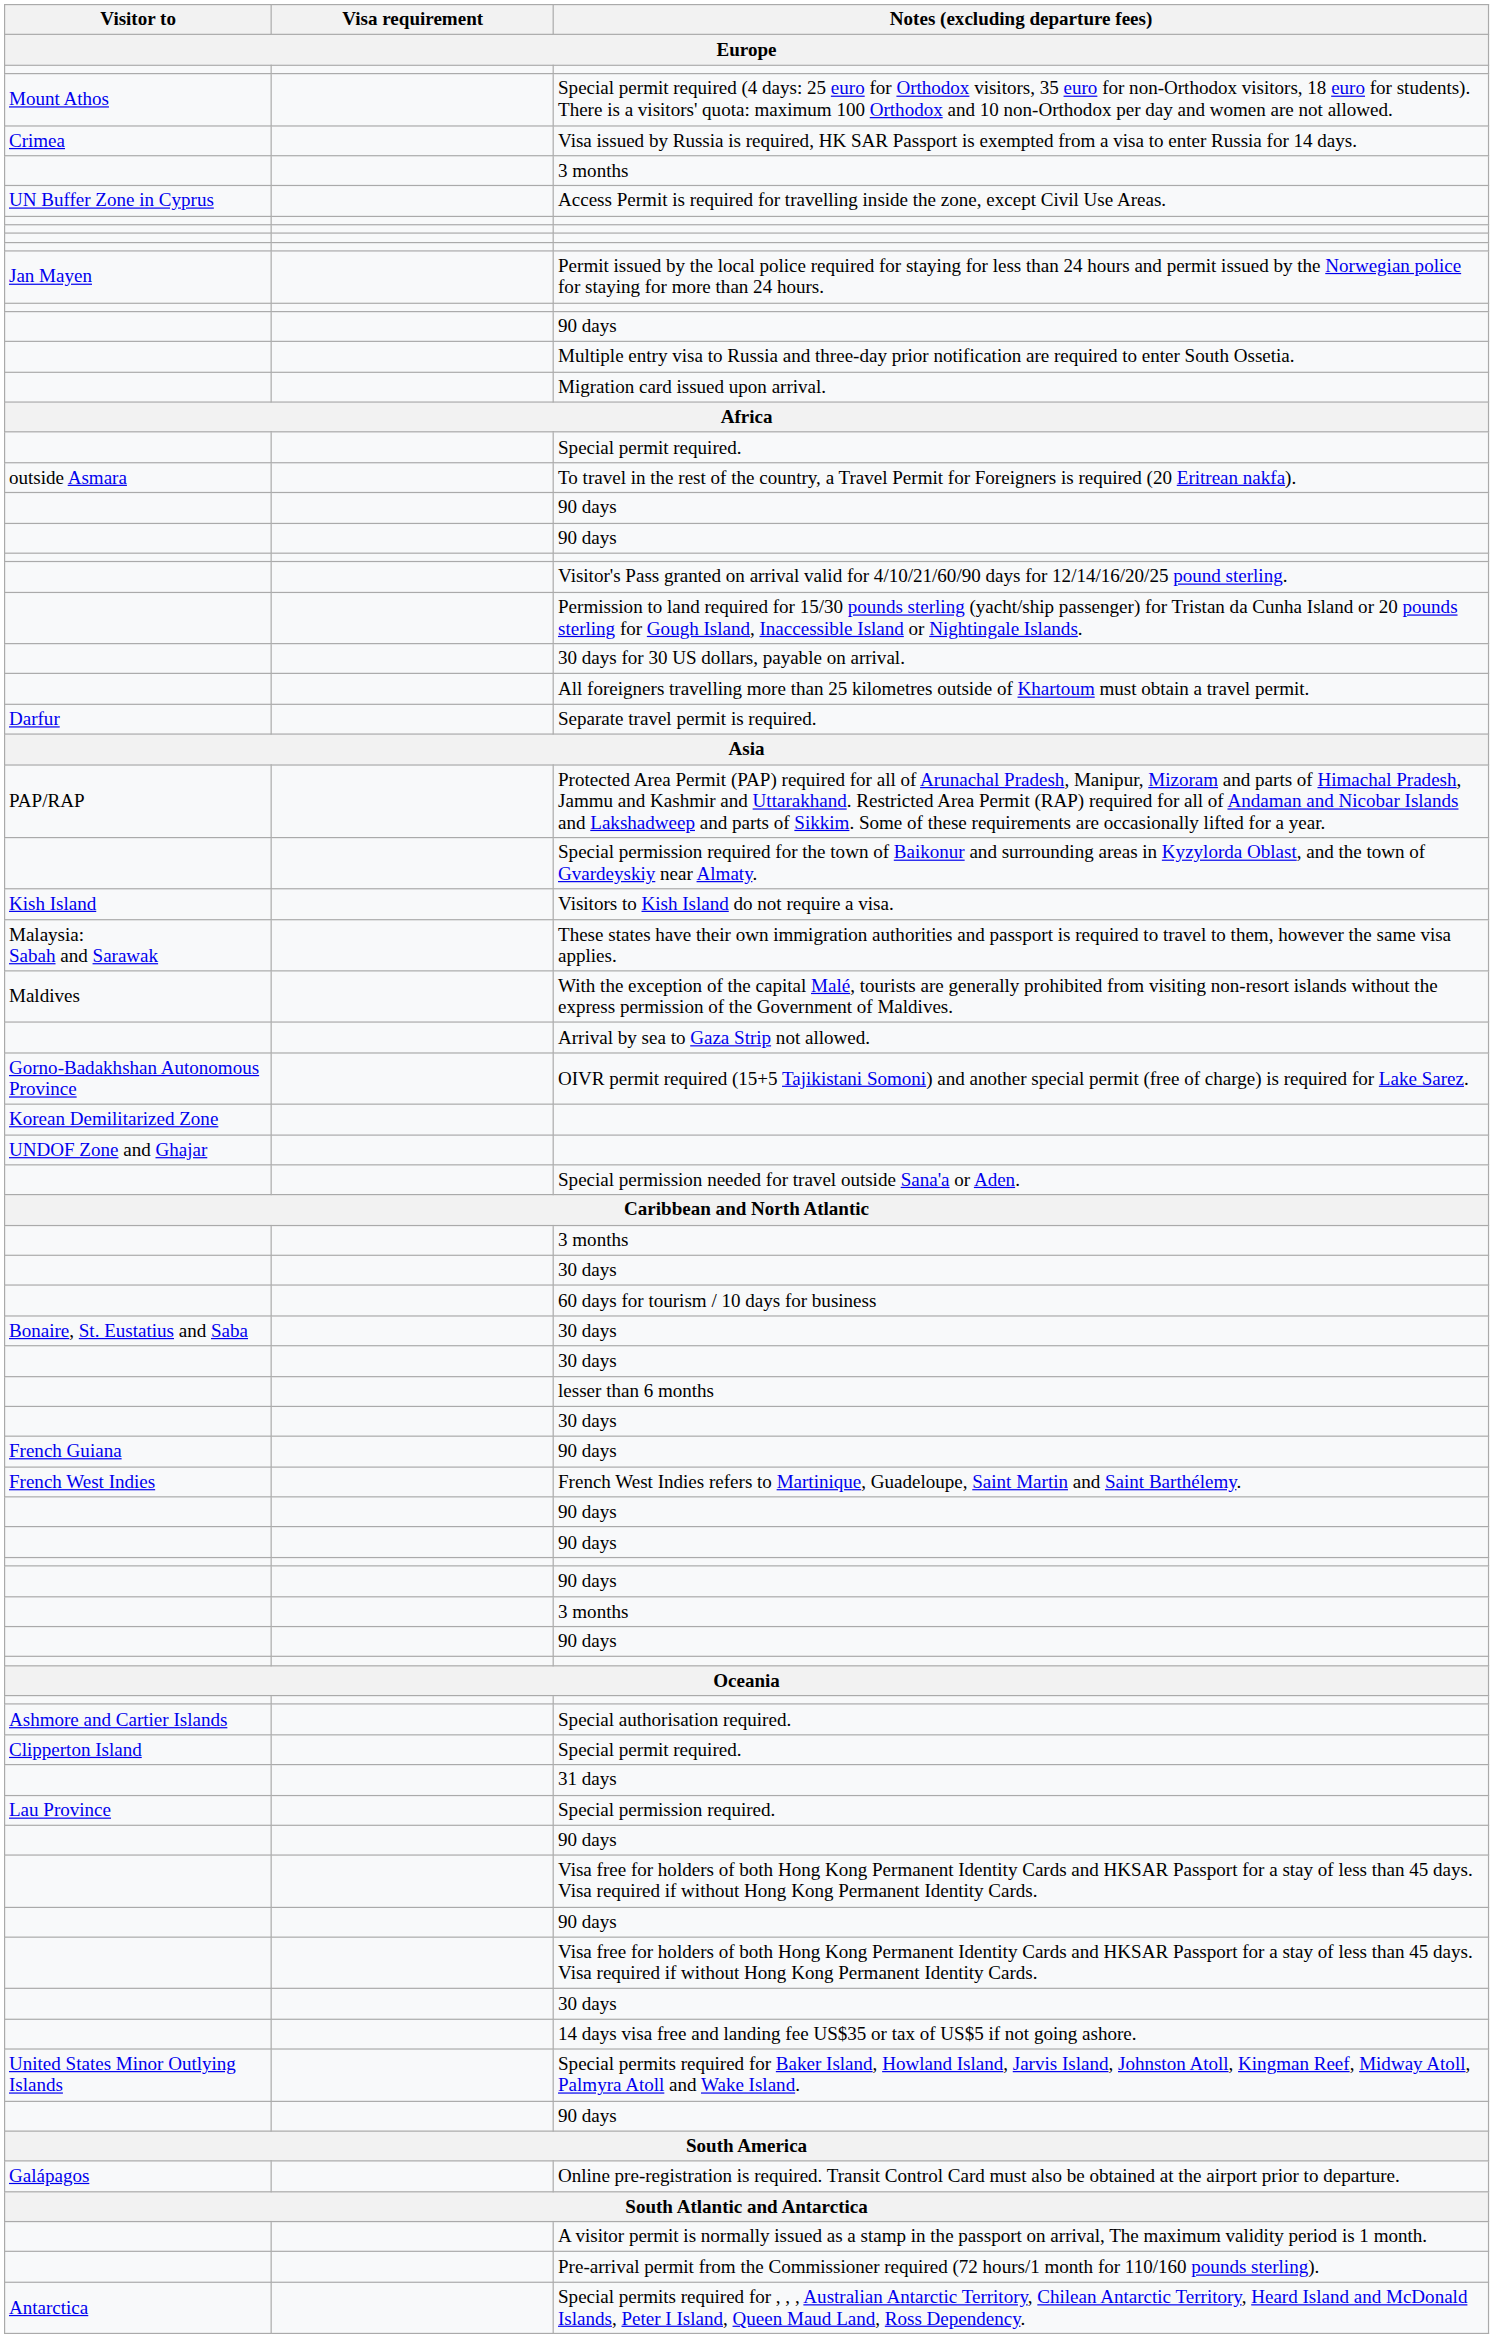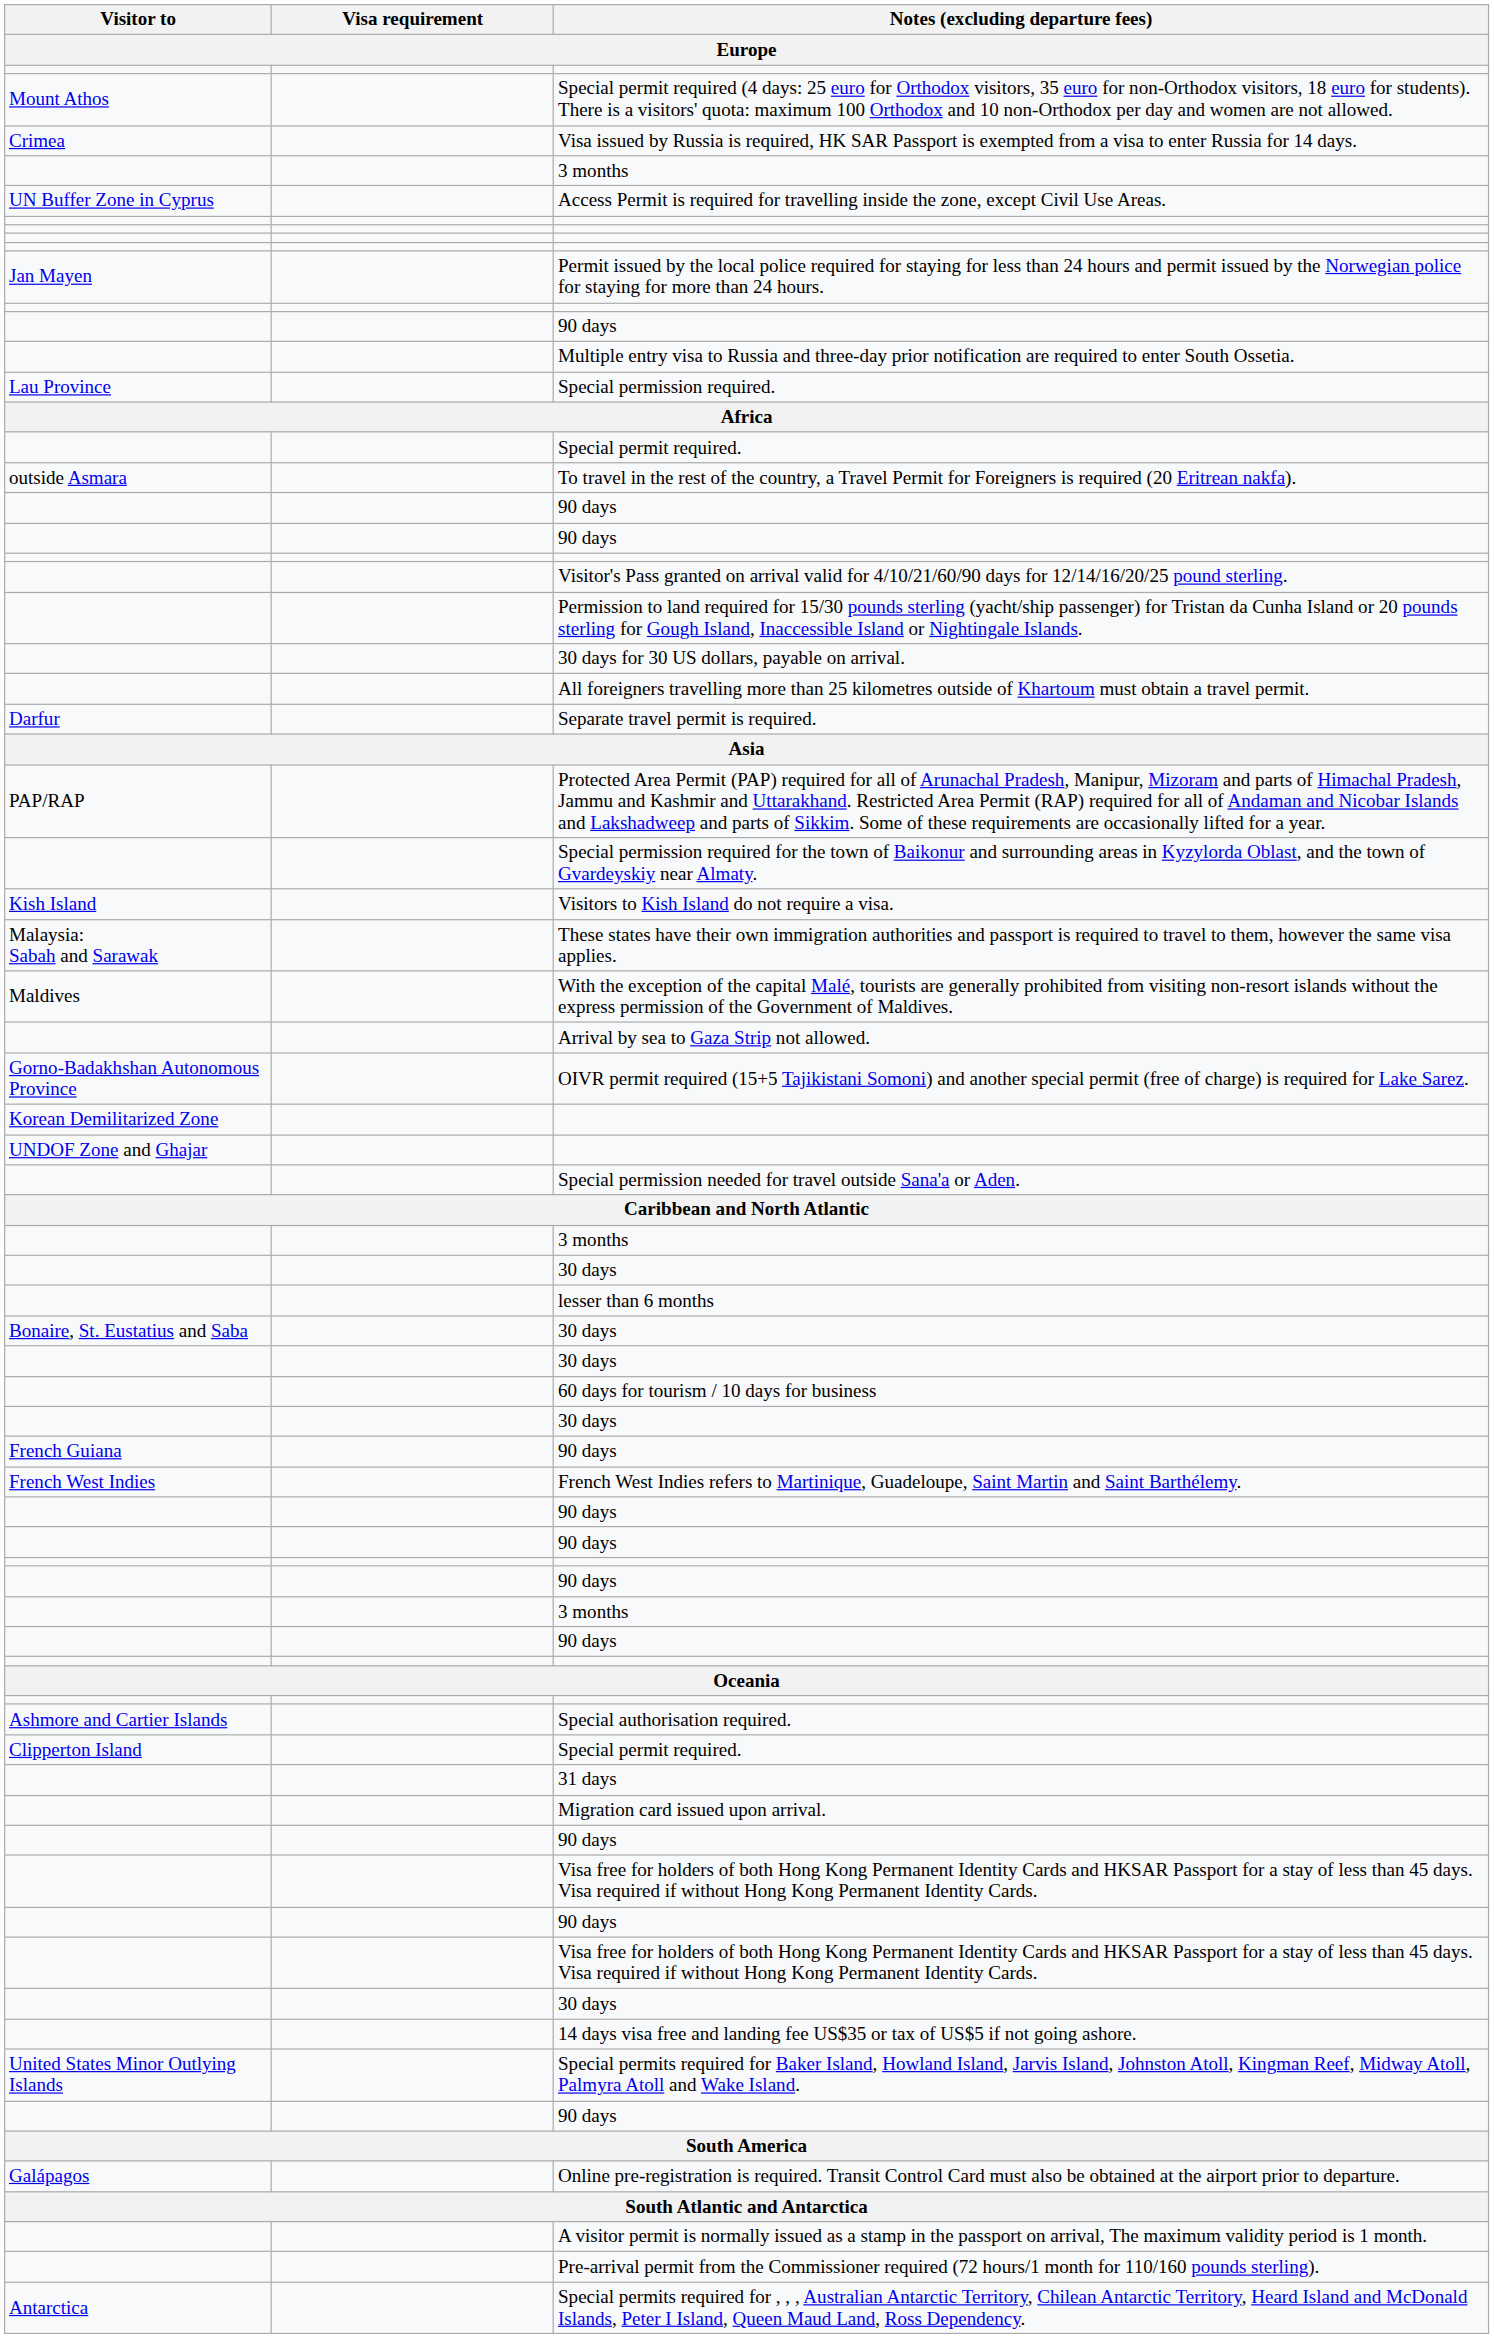rows swapped: (138, 387) <-> (60, 1809)
rows swapped: (138, 1391) <-> (138, 1301)
